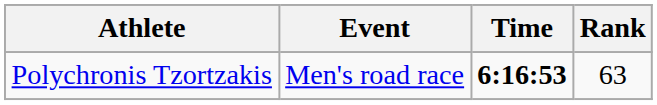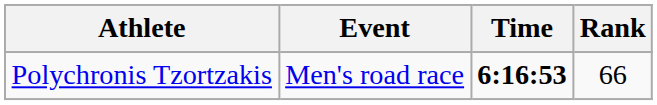(613, 74) 63 -> (613, 74) 66
